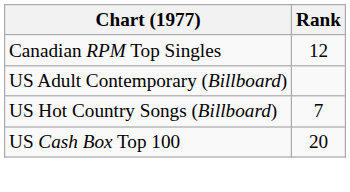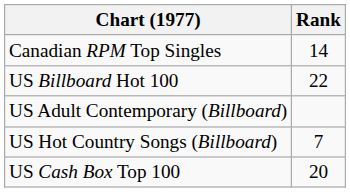(318, 50) 12 -> (318, 50) 14
+ row: (94, 80)
